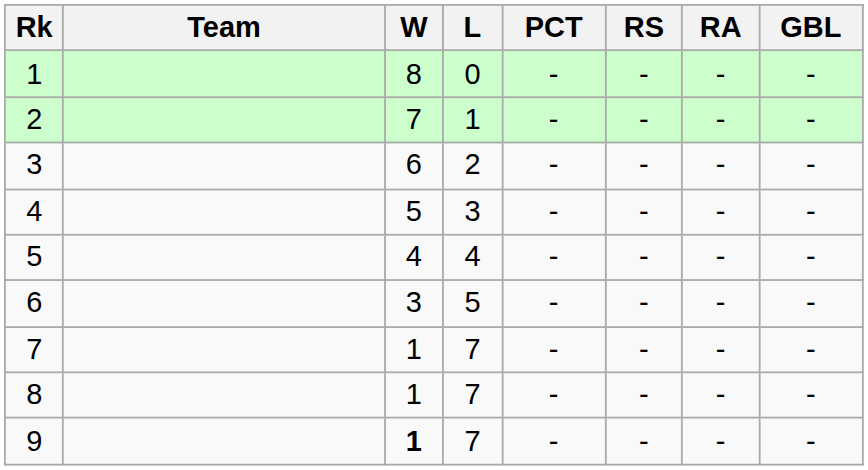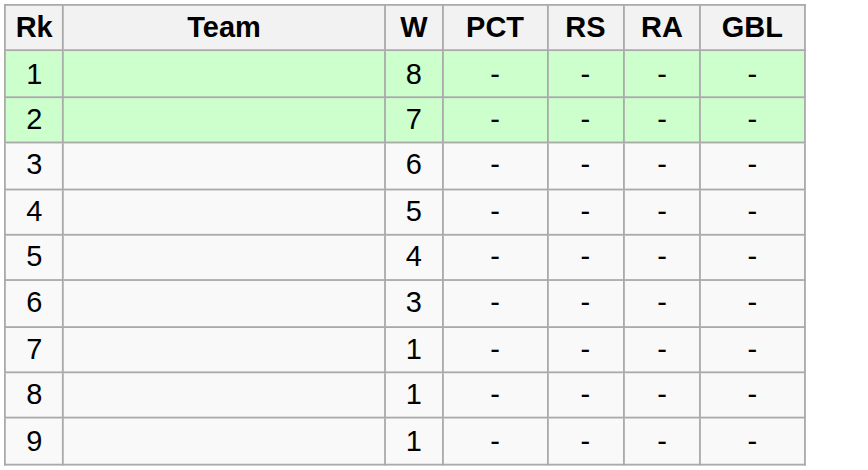- column: (472, 27)
(414, 440) bold -> (414, 440) normal
